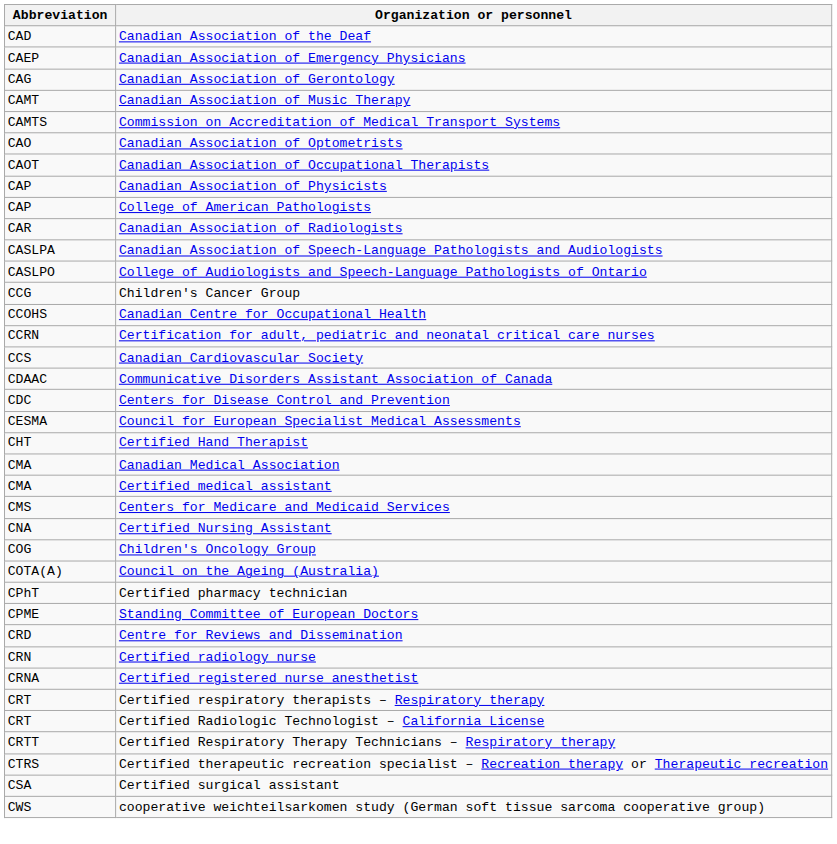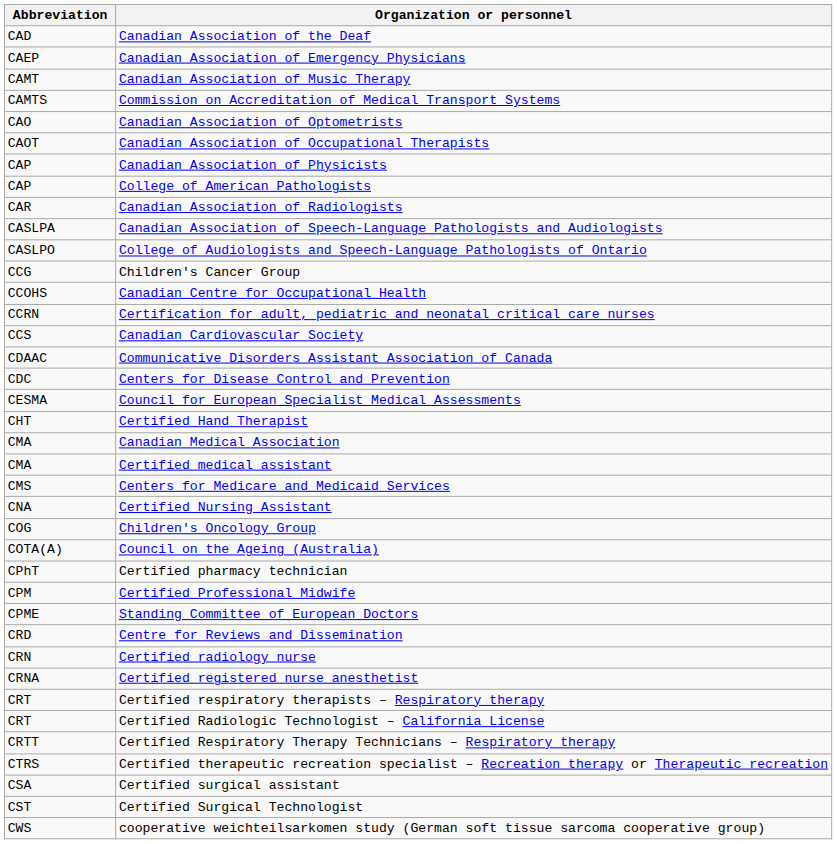- row: (257, 79)
+ row: (237, 593)
+ row: (241, 807)
